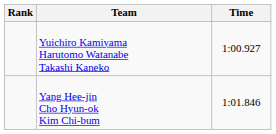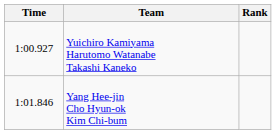columns swapped: (20, 13) <-> (241, 13)
